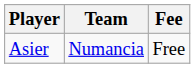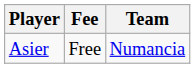columns swapped: (106, 19) <-> (169, 19)
